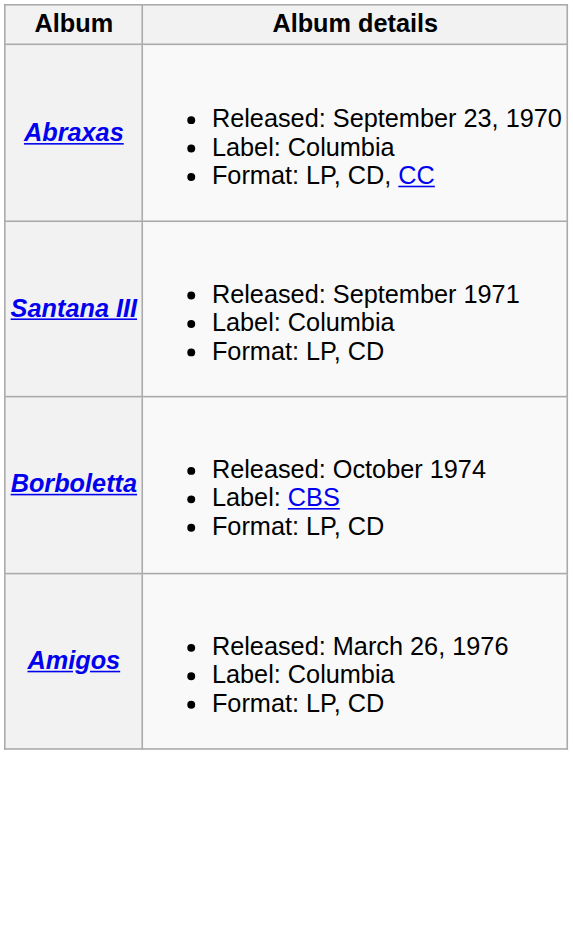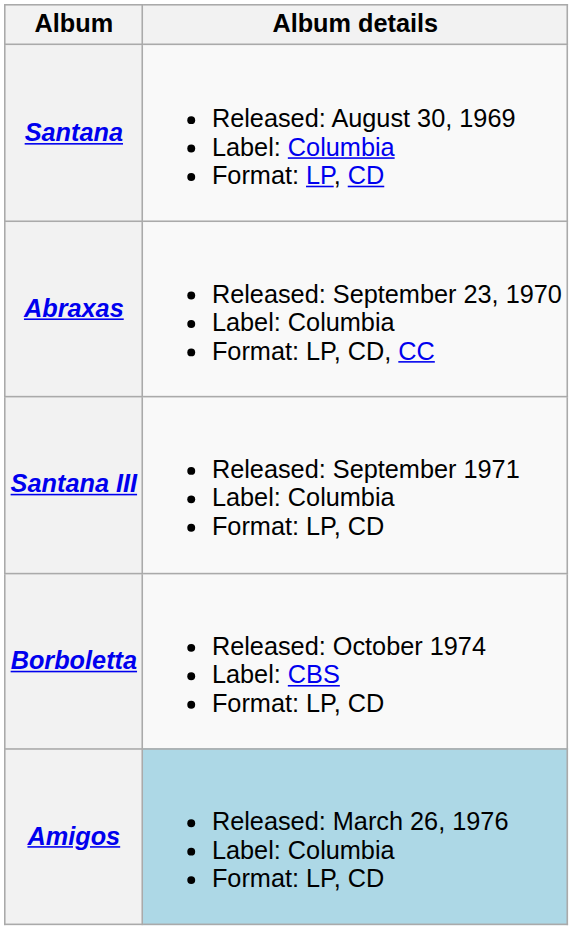+ row: (74, 132)
(355, 675) no background -> (355, 851) lightblue background
